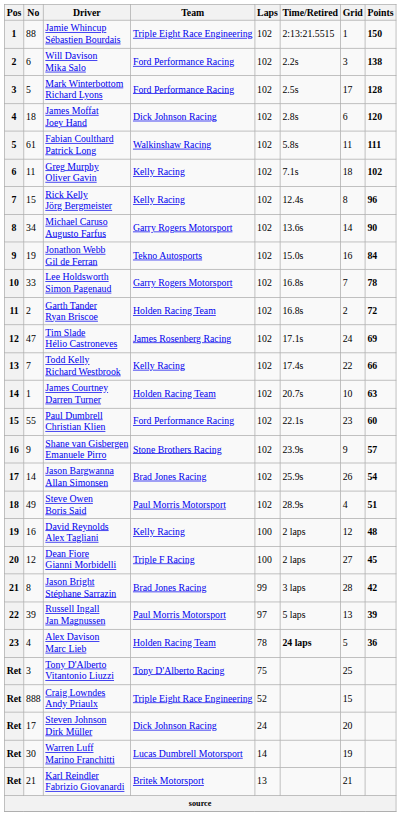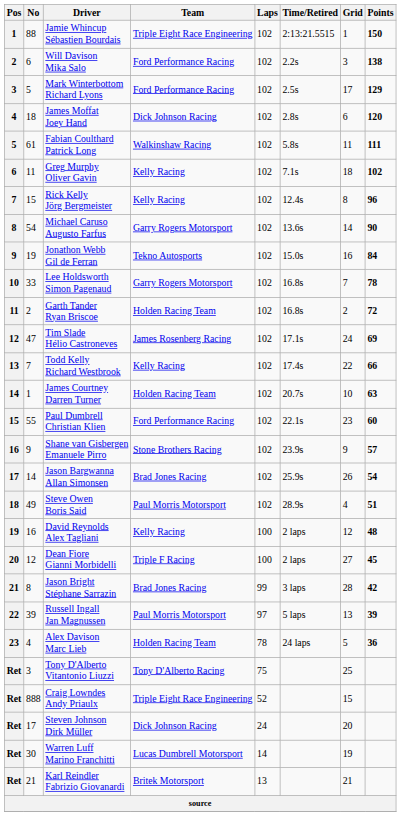(375, 89) 128 -> (375, 89) 129
(31, 227) 34 -> (31, 227) 54
(297, 642) bold -> (296, 642) normal
